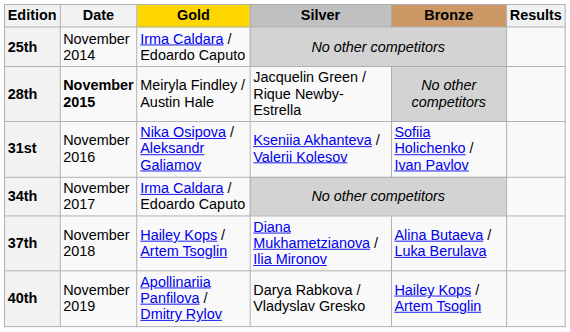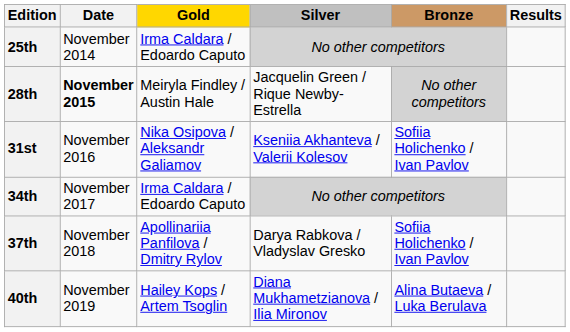(184, 243) Hailey Kops / Artem Tsoglin -> (181, 243) Apollinariia Panfilova / Dmitry Rylov
(316, 243) Diana Mukhametzianova / Ilia Mironov -> (309, 243) Darya Rabkova / Vladyslav Gresko
(443, 243) Alina Butaeva / Luka Berulava -> (434, 243) Sofiia Holichenko / Ivan Pavlov
(181, 298) Apollinariia Panfilova / Dmitry Rylov -> (184, 298) Hailey Kops / Artem Tsoglin
(309, 298) Darya Rabkova / Vladyslav Gresko -> (316, 298) Diana Mukhametzianova / Ilia Mironov
(438, 298) Hailey Kops / Artem Tsoglin -> (443, 298) Alina Butaeva / Luka Berulava
